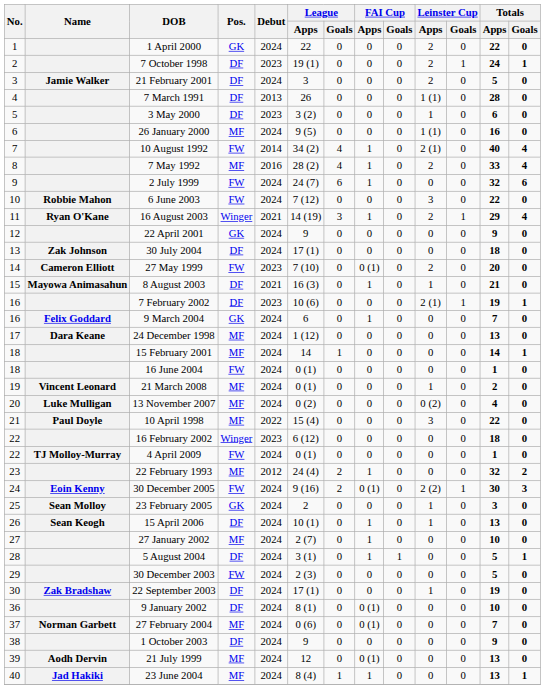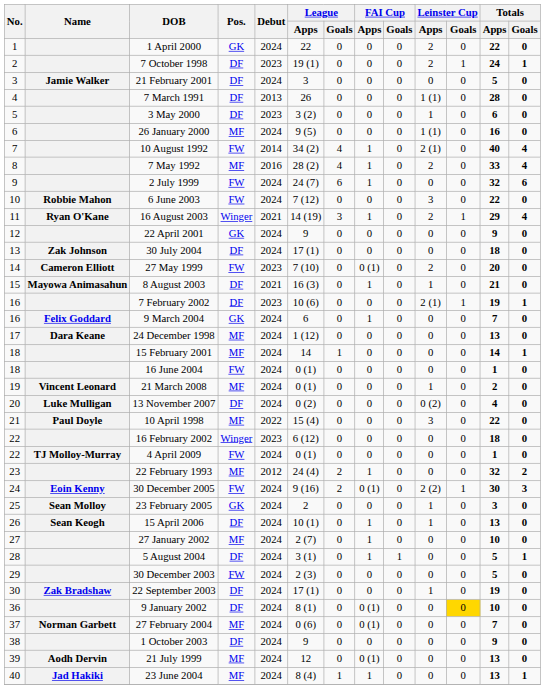(431, 81) 2 -> (431, 81) 0
(236, 404) MF -> (236, 404) DF
(463, 608) no background -> (463, 608) gold background
